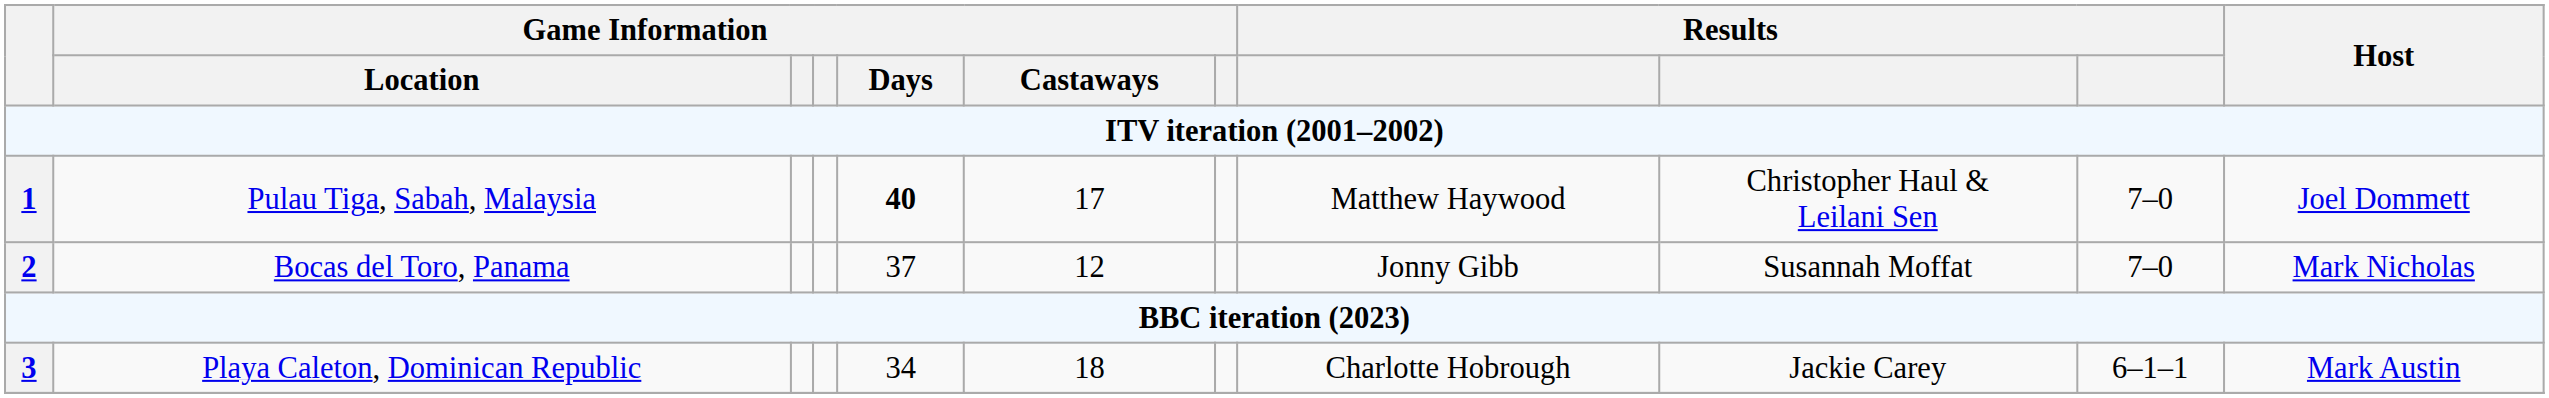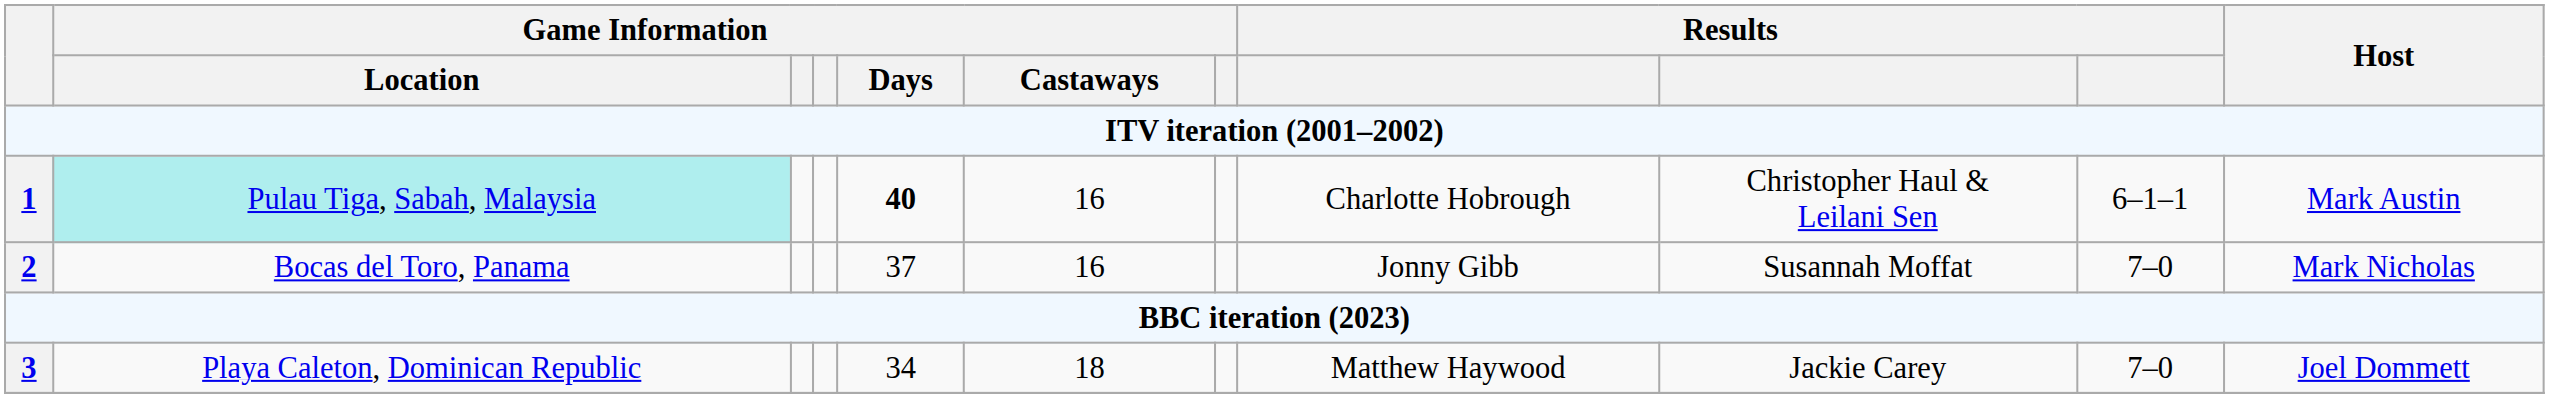(422, 199) no background -> (422, 199) paleturquoise background
(1089, 199) 17 -> (1089, 199) 16
(1448, 199) Matthew Haywood -> (1448, 199) Charlotte Hobrough
(2150, 199) 7–0 -> (2150, 199) 6–1–1
(2384, 199) Joel Dommett -> (2384, 199) Mark Austin
(1089, 267) 12 -> (1089, 267) 16
(1448, 368) Charlotte Hobrough -> (1448, 368) Matthew Haywood
(2150, 368) 6–1–1 -> (2150, 368) 7–0
(2384, 368) Mark Austin -> (2384, 368) Joel Dommett
